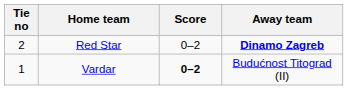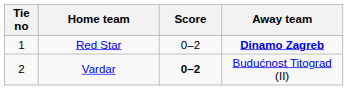(21, 44) 2 -> (21, 44) 1
(21, 69) 1 -> (21, 69) 2
